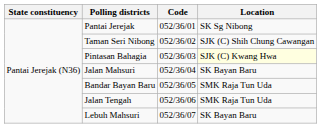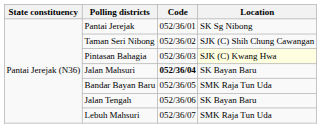(178, 70) normal -> (178, 70) bold
(236, 100) SMK Raja Tun Uda -> (228, 100) SK Bayan Baru
(228, 115) SK Bayan Baru -> (236, 115) SMK Raja Tun Uda
